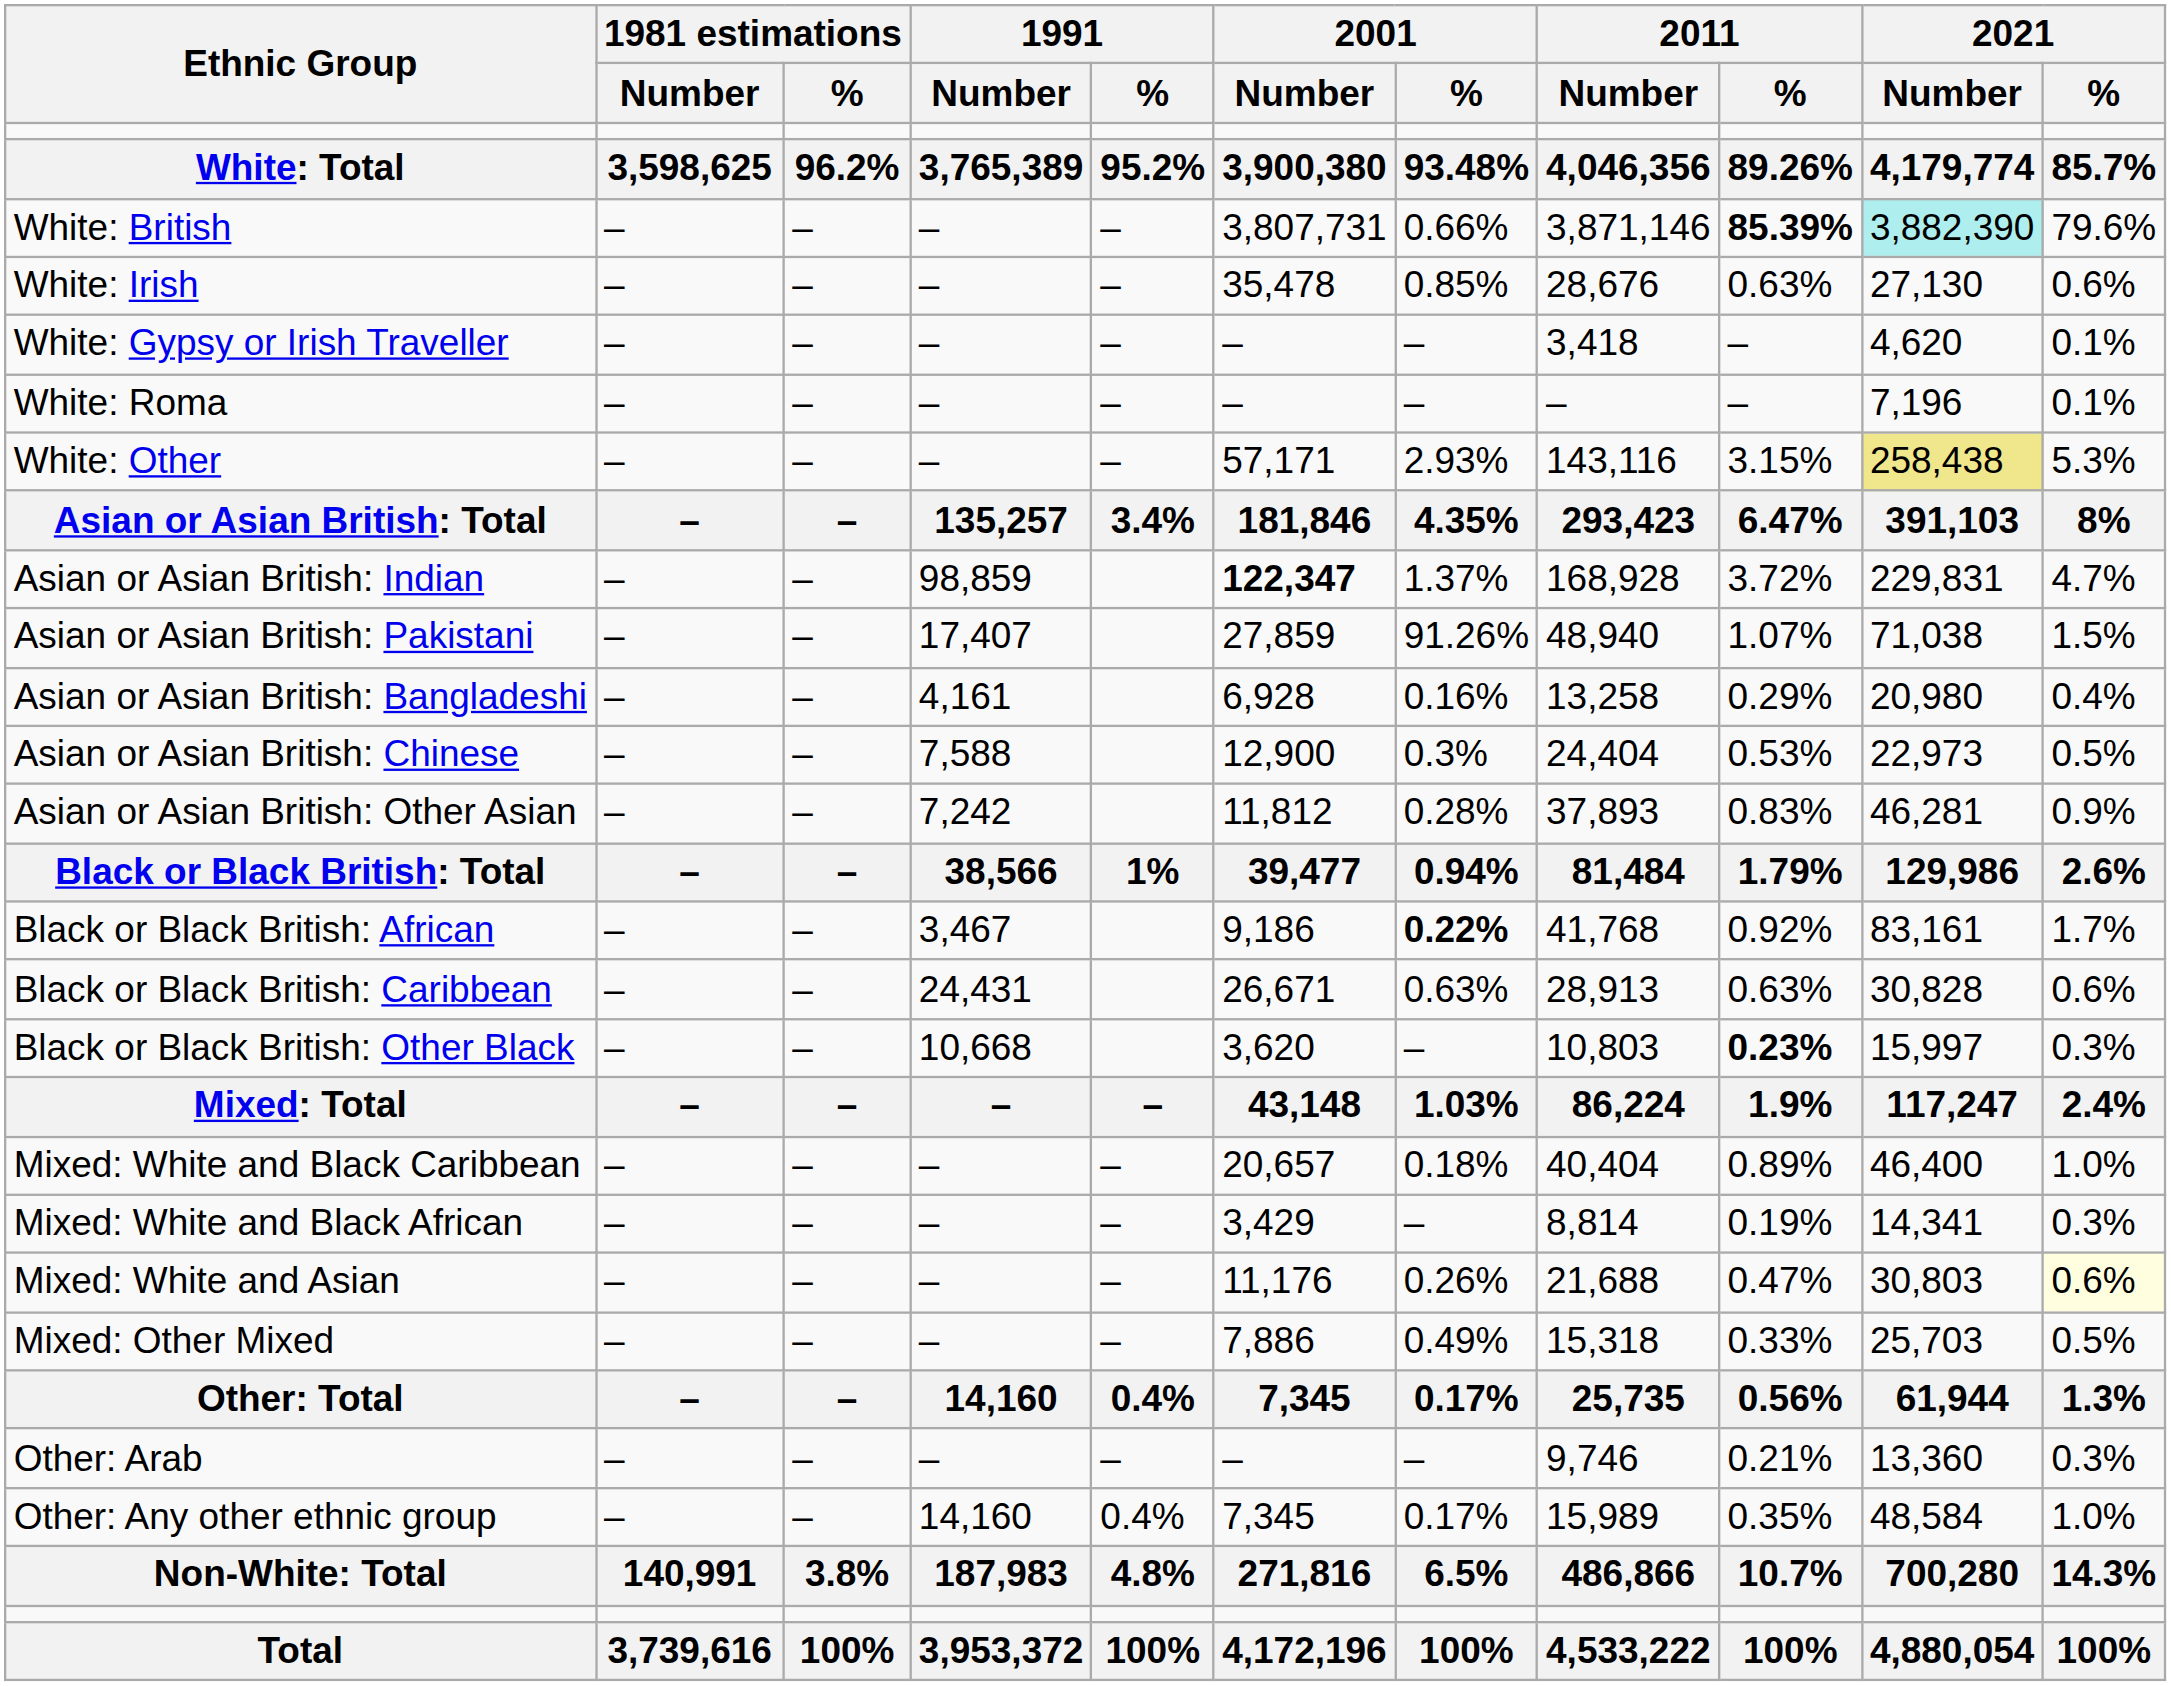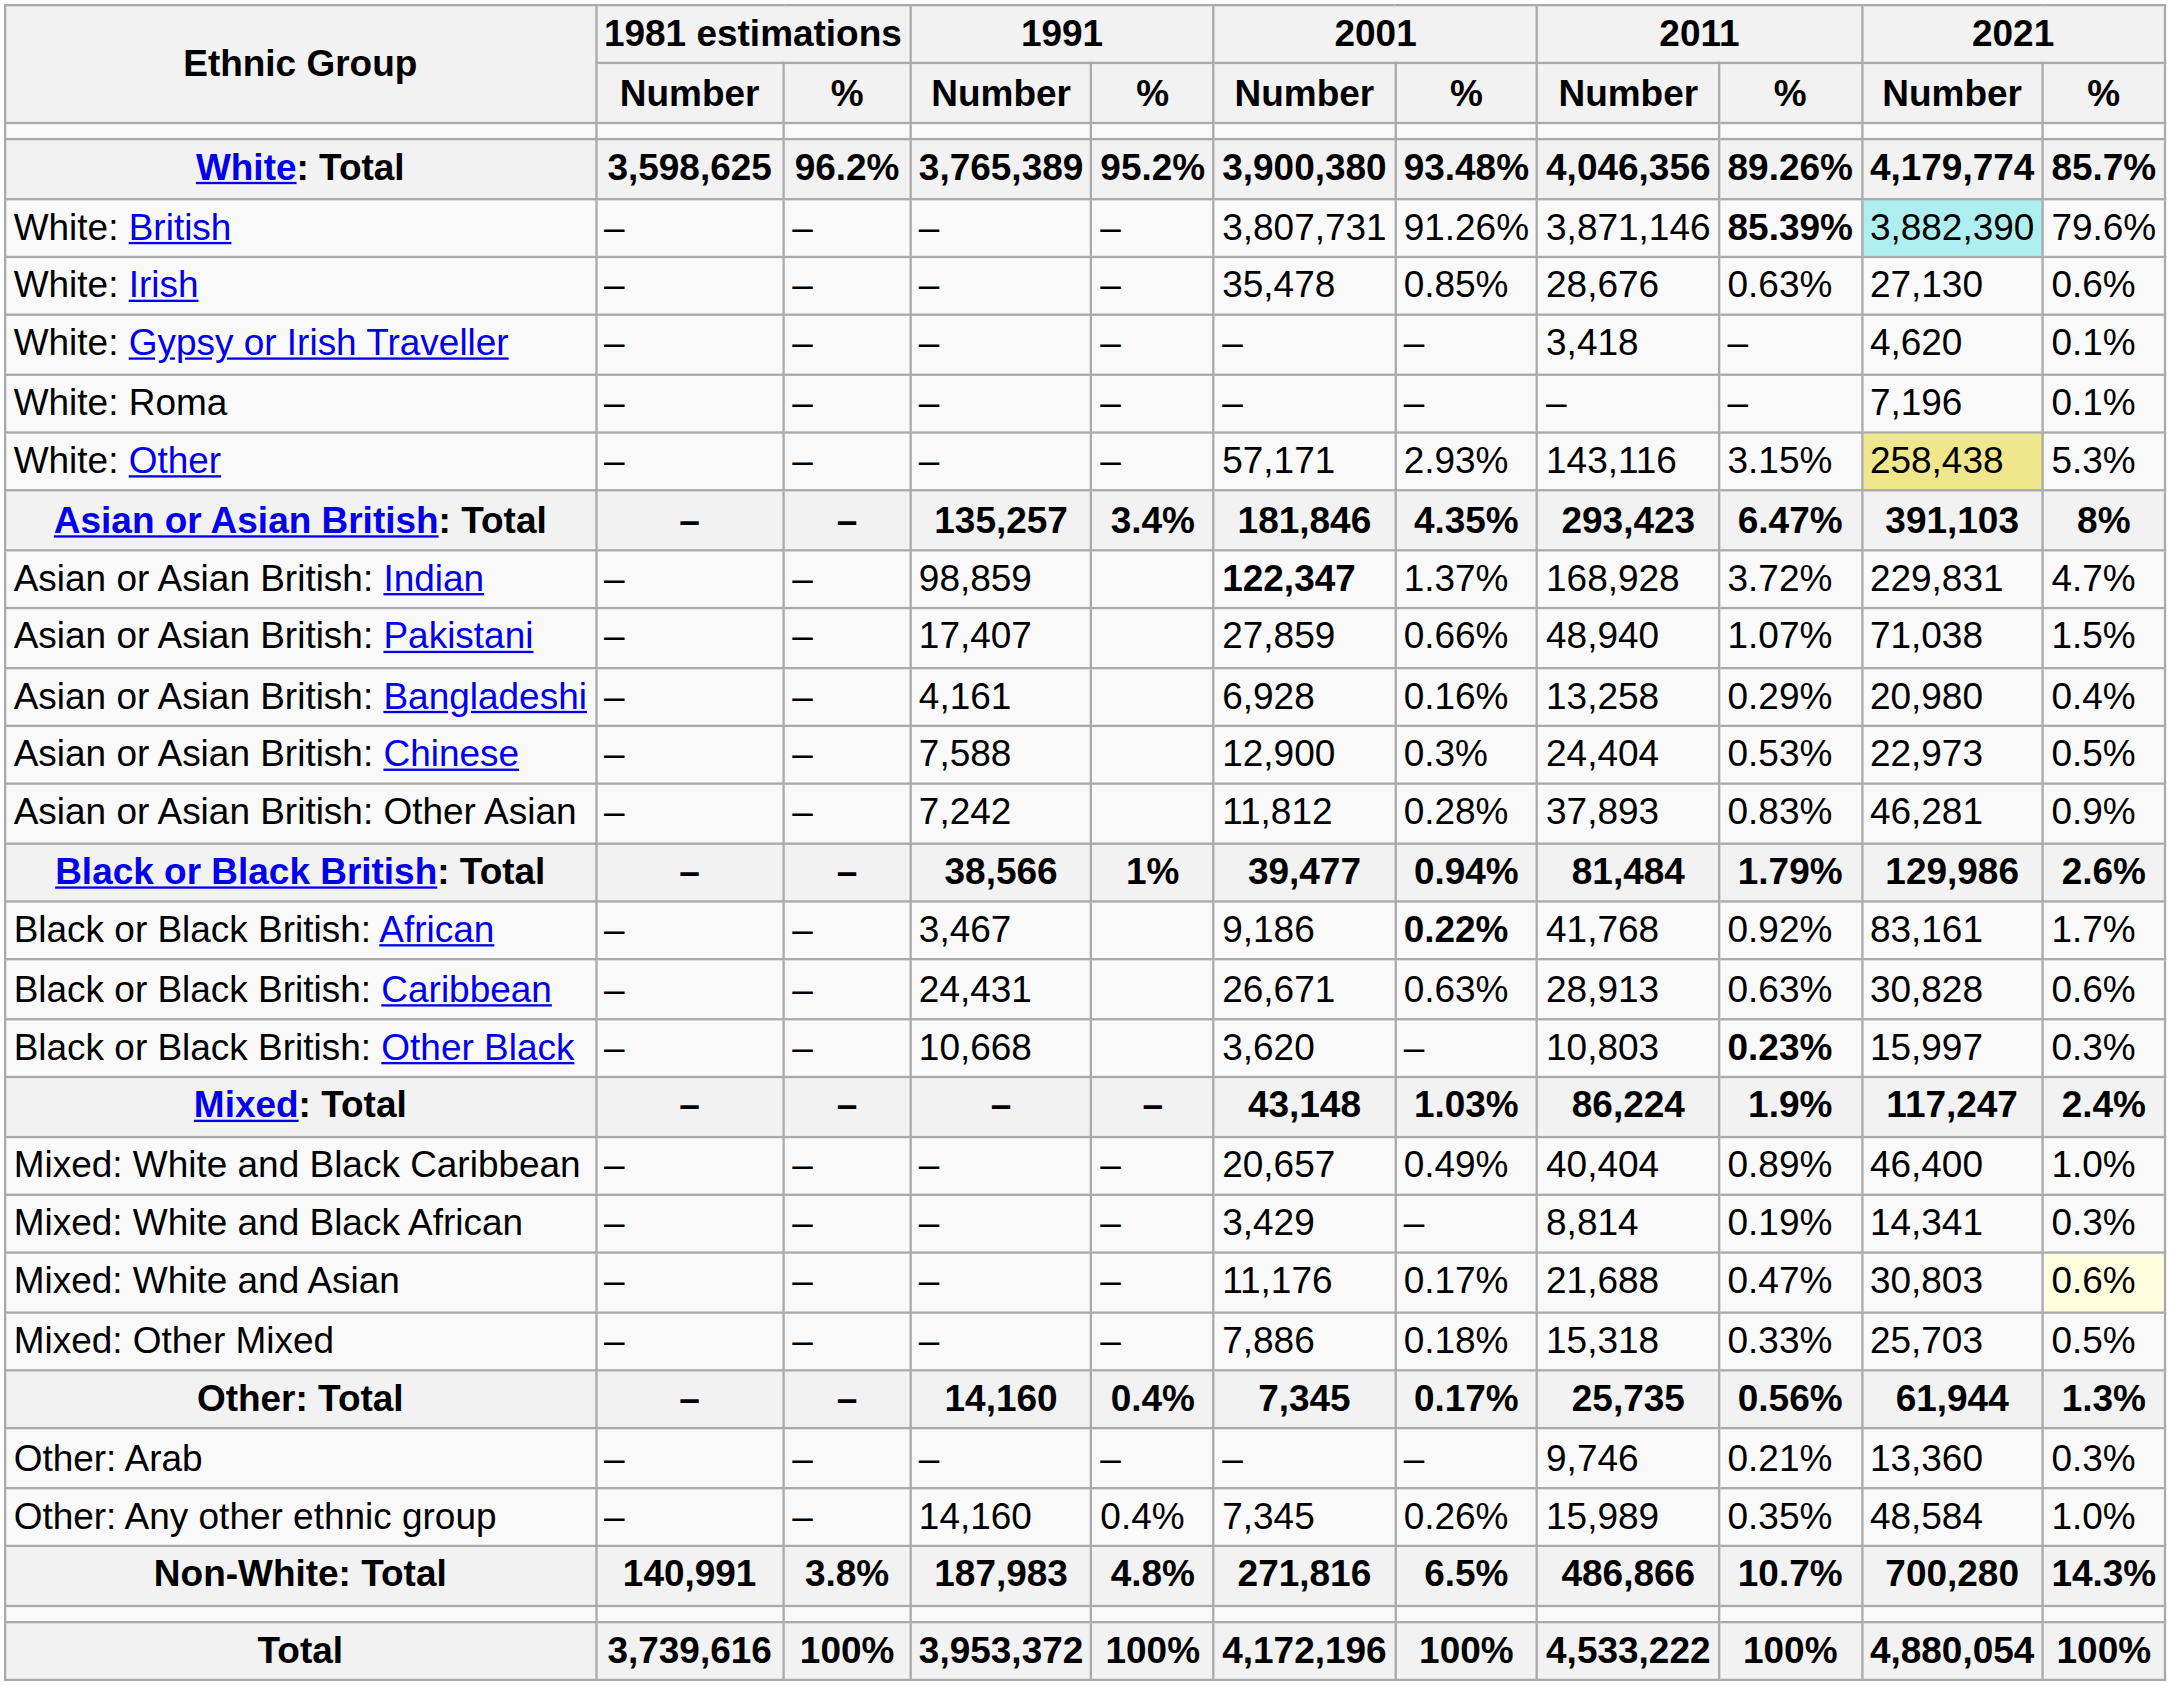(1456, 226) 0.66% -> (1466, 226) 91.26%
(1466, 637) 91.26% -> (1456, 637) 0.66%
(1456, 1164) 0.18% -> (1456, 1164) 0.49%
(1456, 1281) 0.26% -> (1456, 1281) 0.17%
(1456, 1340) 0.49% -> (1456, 1340) 0.18%
(1456, 1516) 0.17% -> (1456, 1516) 0.26%
